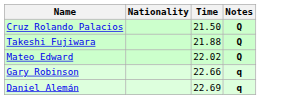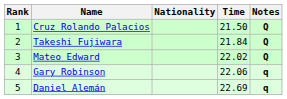+ column: (18, 12)
(207, 42) 21.88 -> (234, 42) 21.84
(207, 72) 22.66 -> (234, 72) 22.06
